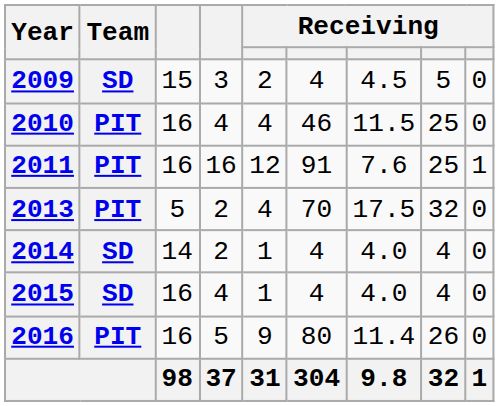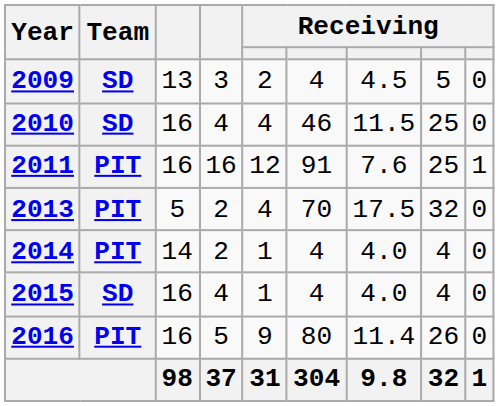(177, 81) 15 -> (177, 81) 13
(118, 124) PIT -> (118, 124) SD
(118, 252) SD -> (118, 252) PIT
